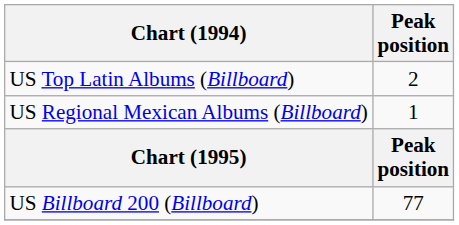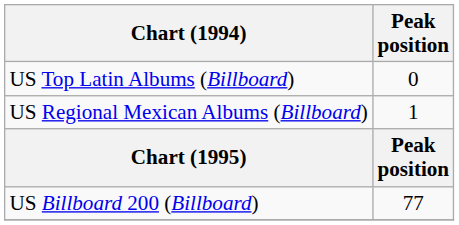(413, 78) 2 -> (413, 78) 0
